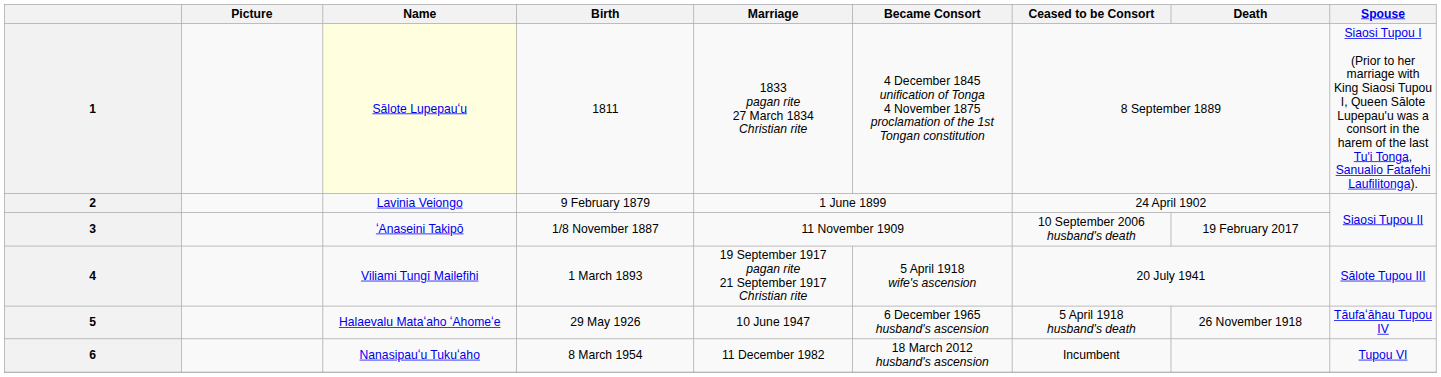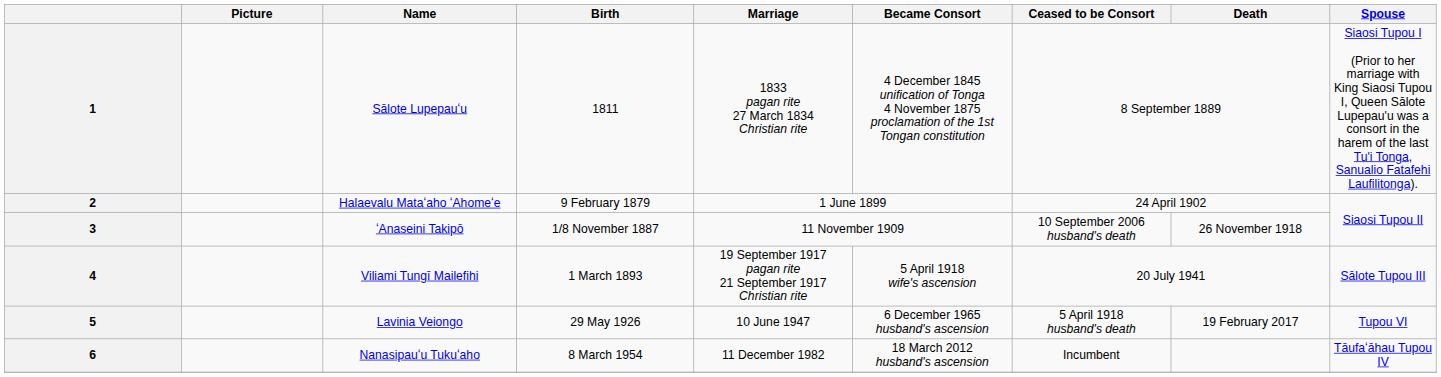(420, 108) lightyellow background -> (420, 108) no background
(420, 203) Lavinia Veiongo -> (420, 203) Halaevalu Mataʻaho ʻAhomeʻe
(1250, 229) 19 February 2017 -> (1250, 229) 26 November 1918
(420, 322) Halaevalu Mataʻaho ʻAhomeʻe -> (420, 322) Lavinia Veiongo
(1250, 322) 26 November 1918 -> (1250, 322) 19 February 2017
(1383, 322) Tāufaʻāhau Tupou IV -> (1383, 322) Tupou VI
(1383, 355) Tupou VI -> (1383, 355) Tāufaʻāhau Tupou IV
